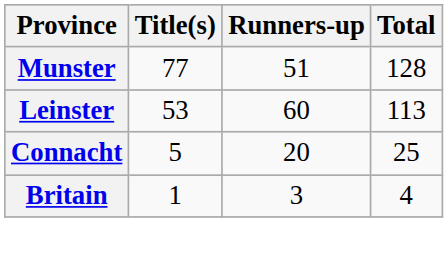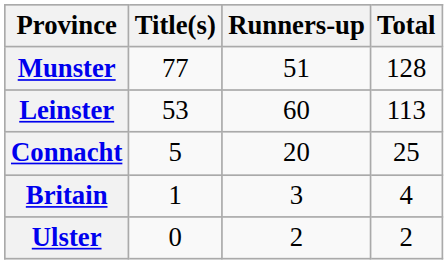+ row: (67, 237)
